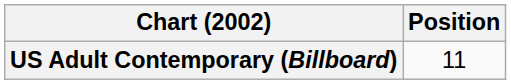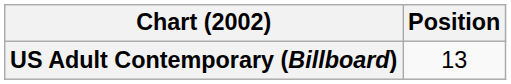(454, 60) 11 -> (454, 60) 13
